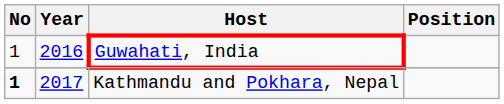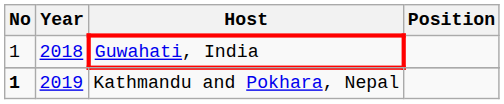(61, 52) 2016 -> (61, 52) 2018
(61, 83) 2017 -> (61, 83) 2019
